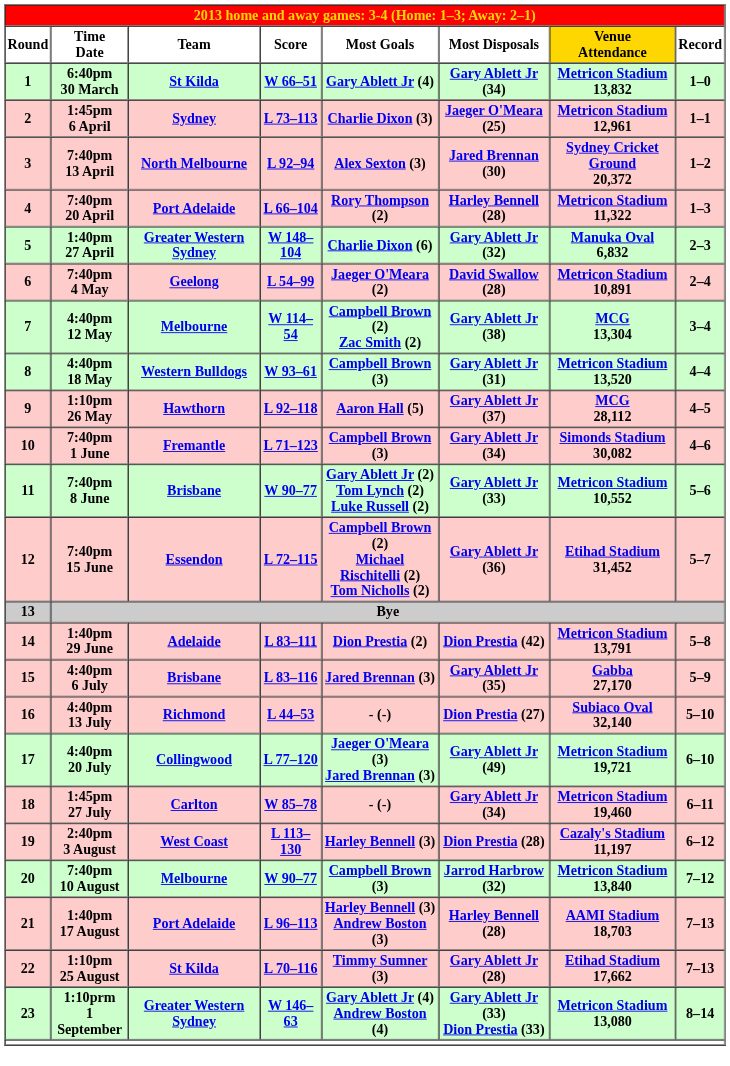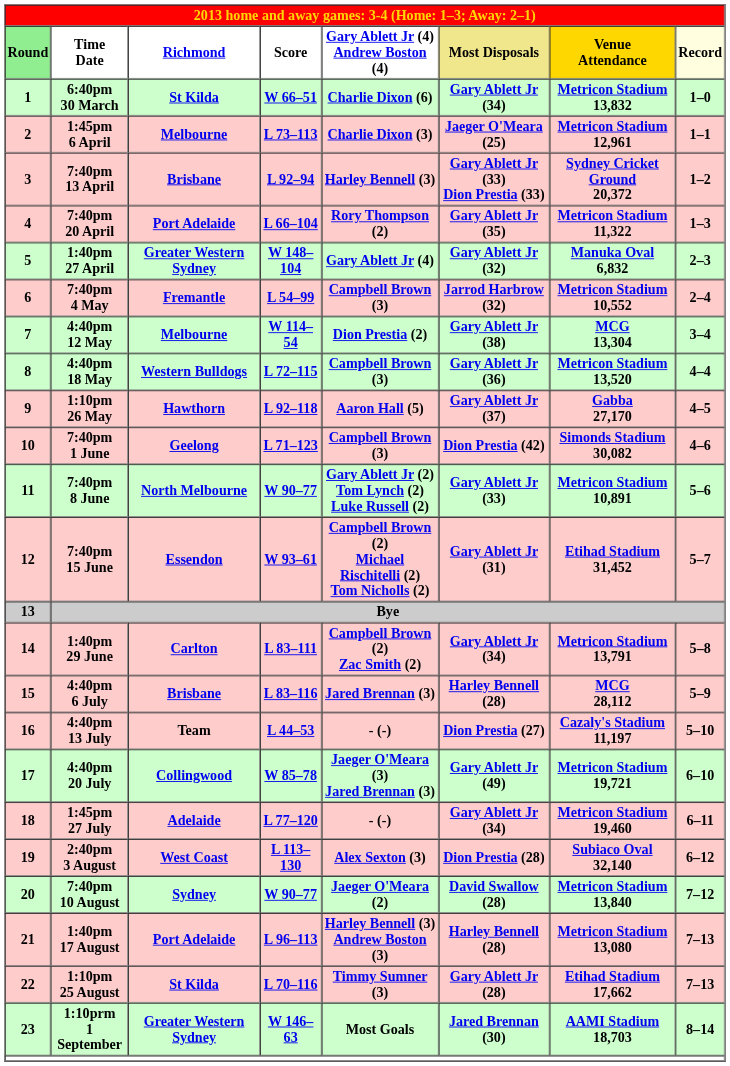(28, 44) no background -> (28, 52) lightgreen background
(194, 44) Team -> (194, 52) Richmond
(380, 44) Most Goals -> (380, 52) Gary Ablett Jr (4) Andrew Boston (4)
(494, 44) no background -> (494, 52) khaki background
(700, 44) no background -> (700, 52) lightyellow background
(380, 81) Gary Ablett Jr (4) -> (380, 97) Charlie Dixon (6)
(194, 118) Sydney -> (194, 134) Melbourne
(194, 163) North Melbourne -> (194, 179) Brisbane
(380, 163) Alex Sexton (3) -> (380, 179) Harley Bennell (3)
(494, 163) Jared Brennan (30) -> (494, 179) Gary Ablett Jr (33) Dion Prestia (33)
(494, 208) Harley Bennell (28) -> (494, 224) Gary Ablett Jr (35)
(380, 245) Charlie Dixon (6) -> (380, 261) Gary Ablett Jr (4)
(194, 282) Geelong -> (194, 297) Fremantle
(380, 282) Jaeger O'Meara (2) -> (380, 297) Campbell Brown (3)
(494, 282) David Swallow (28) -> (494, 297) Jarrod Harbrow (32)
(612, 282) Metricon Stadium 10,891 -> (612, 297) Metricon Stadium 10,552
(380, 327) Campbell Brown (2) Zac Smith (2) -> (380, 334) Dion Prestia (2)
(291, 371) W 93–61 -> (291, 371) L 72–115
(494, 371) Gary Ablett Jr (31) -> (494, 371) Gary Ablett Jr (36)
(612, 408) MCG 28,112 -> (612, 408) Gabba 27,170
(194, 445) Fremantle -> (194, 445) Geelong
(494, 445) Gary Ablett Jr (34) -> (494, 445) Dion Prestia (42)
(194, 490) Brisbane -> (194, 490) North Melbourne
(612, 490) Metricon Stadium 10,552 -> (612, 490) Metricon Stadium 10,891
(291, 559) L 72–115 -> (291, 559) W 93–61
(494, 559) Gary Ablett Jr (36) -> (494, 559) Gary Ablett Jr (31)
(194, 641) Adelaide -> (194, 649) Carlton
(380, 641) Dion Prestia (2) -> (380, 649) Campbell Brown (2) Zac Smith (2)
(494, 641) Dion Prestia (42) -> (494, 649) Gary Ablett Jr (34)
(494, 678) Gary Ablett Jr (35) -> (494, 693) Harley Bennell (28)
(612, 678) Gabba 27,170 -> (612, 693) MCG 28,112
(194, 715) Richmond -> (194, 730) Team
(612, 715) Subiaco Oval 32,140 -> (612, 730) Cazaly's Stadium 11,197
(291, 759) L 77–120 -> (291, 775) W 85–78
(194, 804) Carlton -> (194, 820) Adelaide
(291, 804) W 85–78 -> (291, 820) L 77–120
(380, 841) Harley Bennell (3) -> (380, 857) Alex Sexton (3)
(612, 841) Cazaly's Stadium 11,197 -> (612, 857) Subiaco Oval 32,140
(194, 878) Melbourne -> (194, 894) Sydney
(380, 878) Campbell Brown (3) -> (380, 894) Jaeger O'Meara (2)
(494, 878) Jarrod Harbrow (32) -> (494, 894) David Swallow (28)
(612, 923) AAMI Stadium 18,703 -> (612, 939) Metricon Stadium 13,080
(380, 1013) Gary Ablett Jr (4) Andrew Boston (4) -> (380, 1029) Most Goals
(494, 1013) Gary Ablett Jr (33) Dion Prestia (33) -> (494, 1029) Jared Brennan (30)
(612, 1013) Metricon Stadium 13,080 -> (612, 1029) AAMI Stadium 18,703
